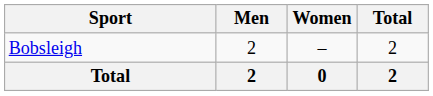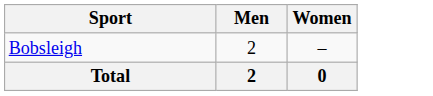- column: (392, 18)
